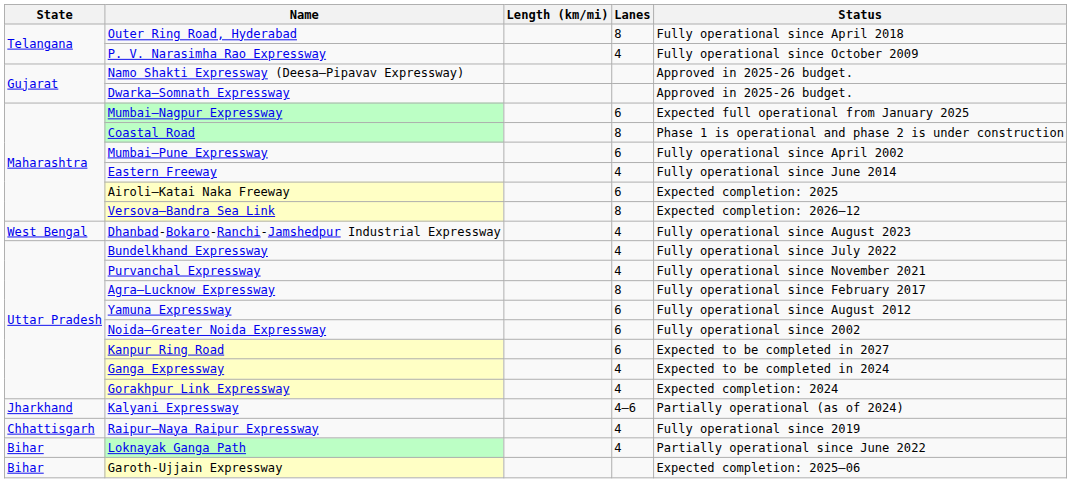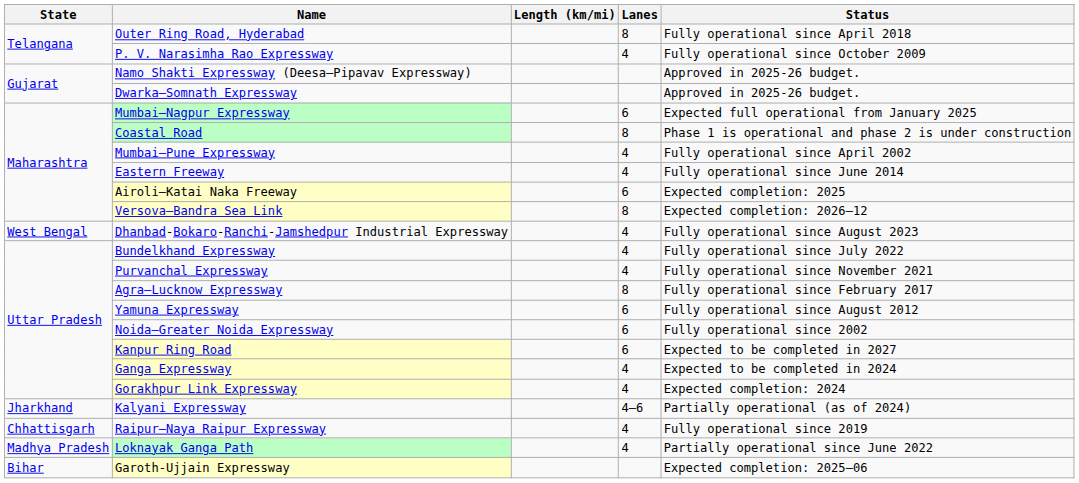(618, 152) 6 -> (625, 152) 4
(26, 448) Bihar -> (58, 448) Madhya Pradesh
